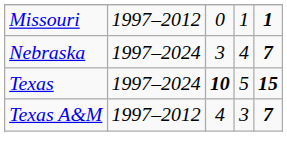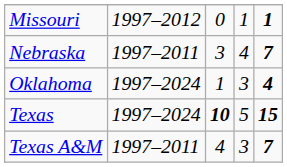(156, 51) 1997–2024 -> (155, 51) 1997–2011
+ row: (51, 83)
(156, 114) 1997–2012 -> (155, 146) 1997–2011
